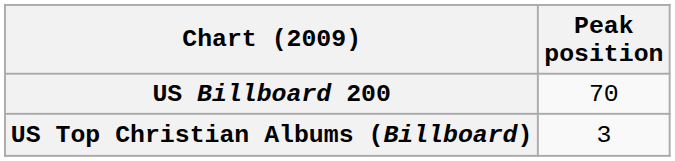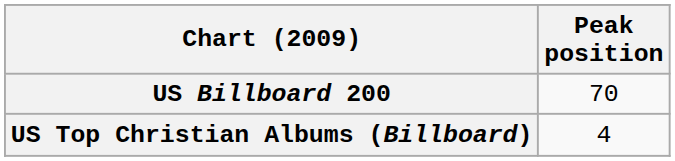(604, 135) 3 -> (604, 135) 4
